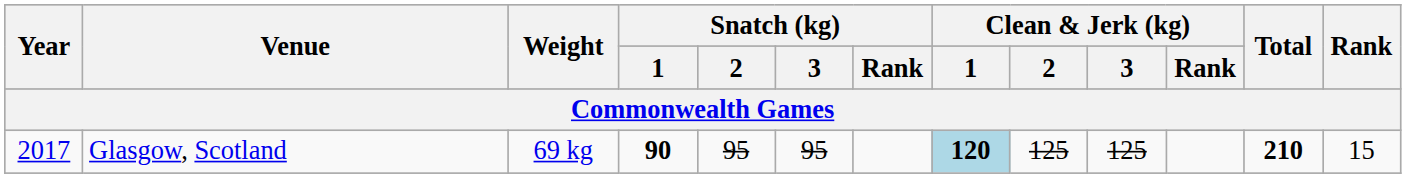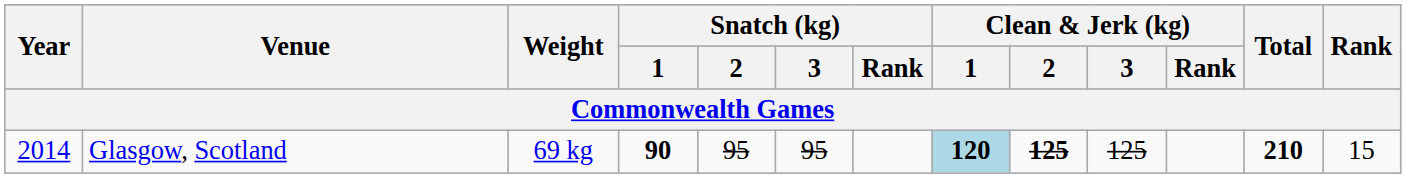(44, 151) 2017 -> (44, 151) 2014
(1049, 151) normal -> (1049, 151) bold
